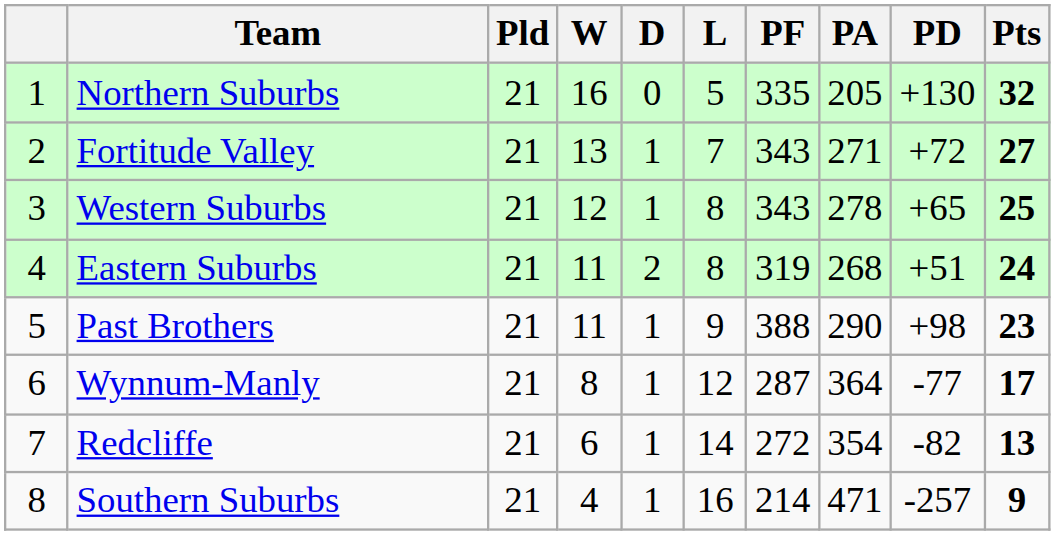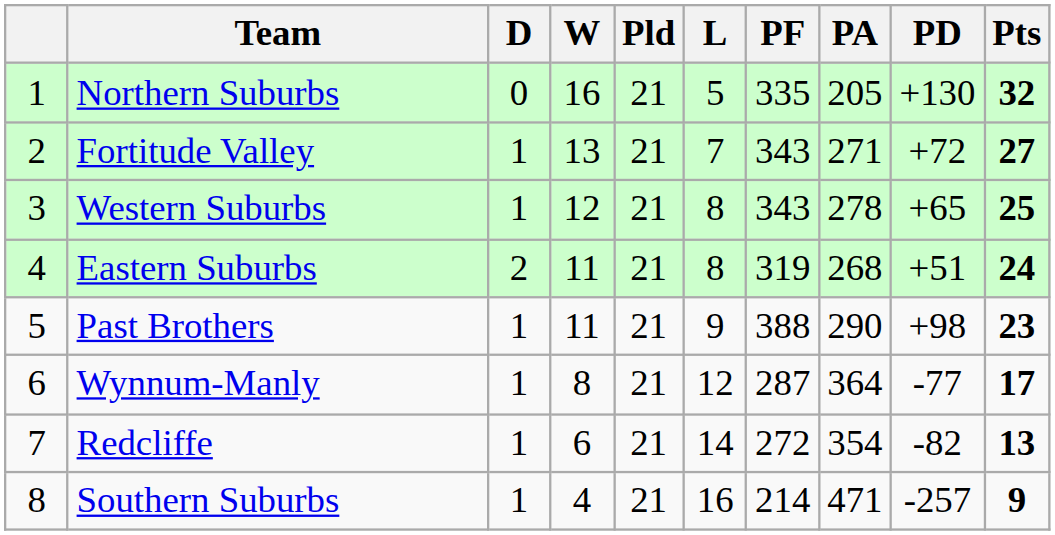columns swapped: (523, 33) <-> (652, 33)
